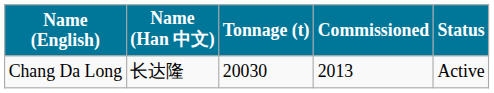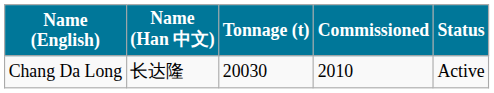(335, 71) 2013 -> (335, 71) 2010
